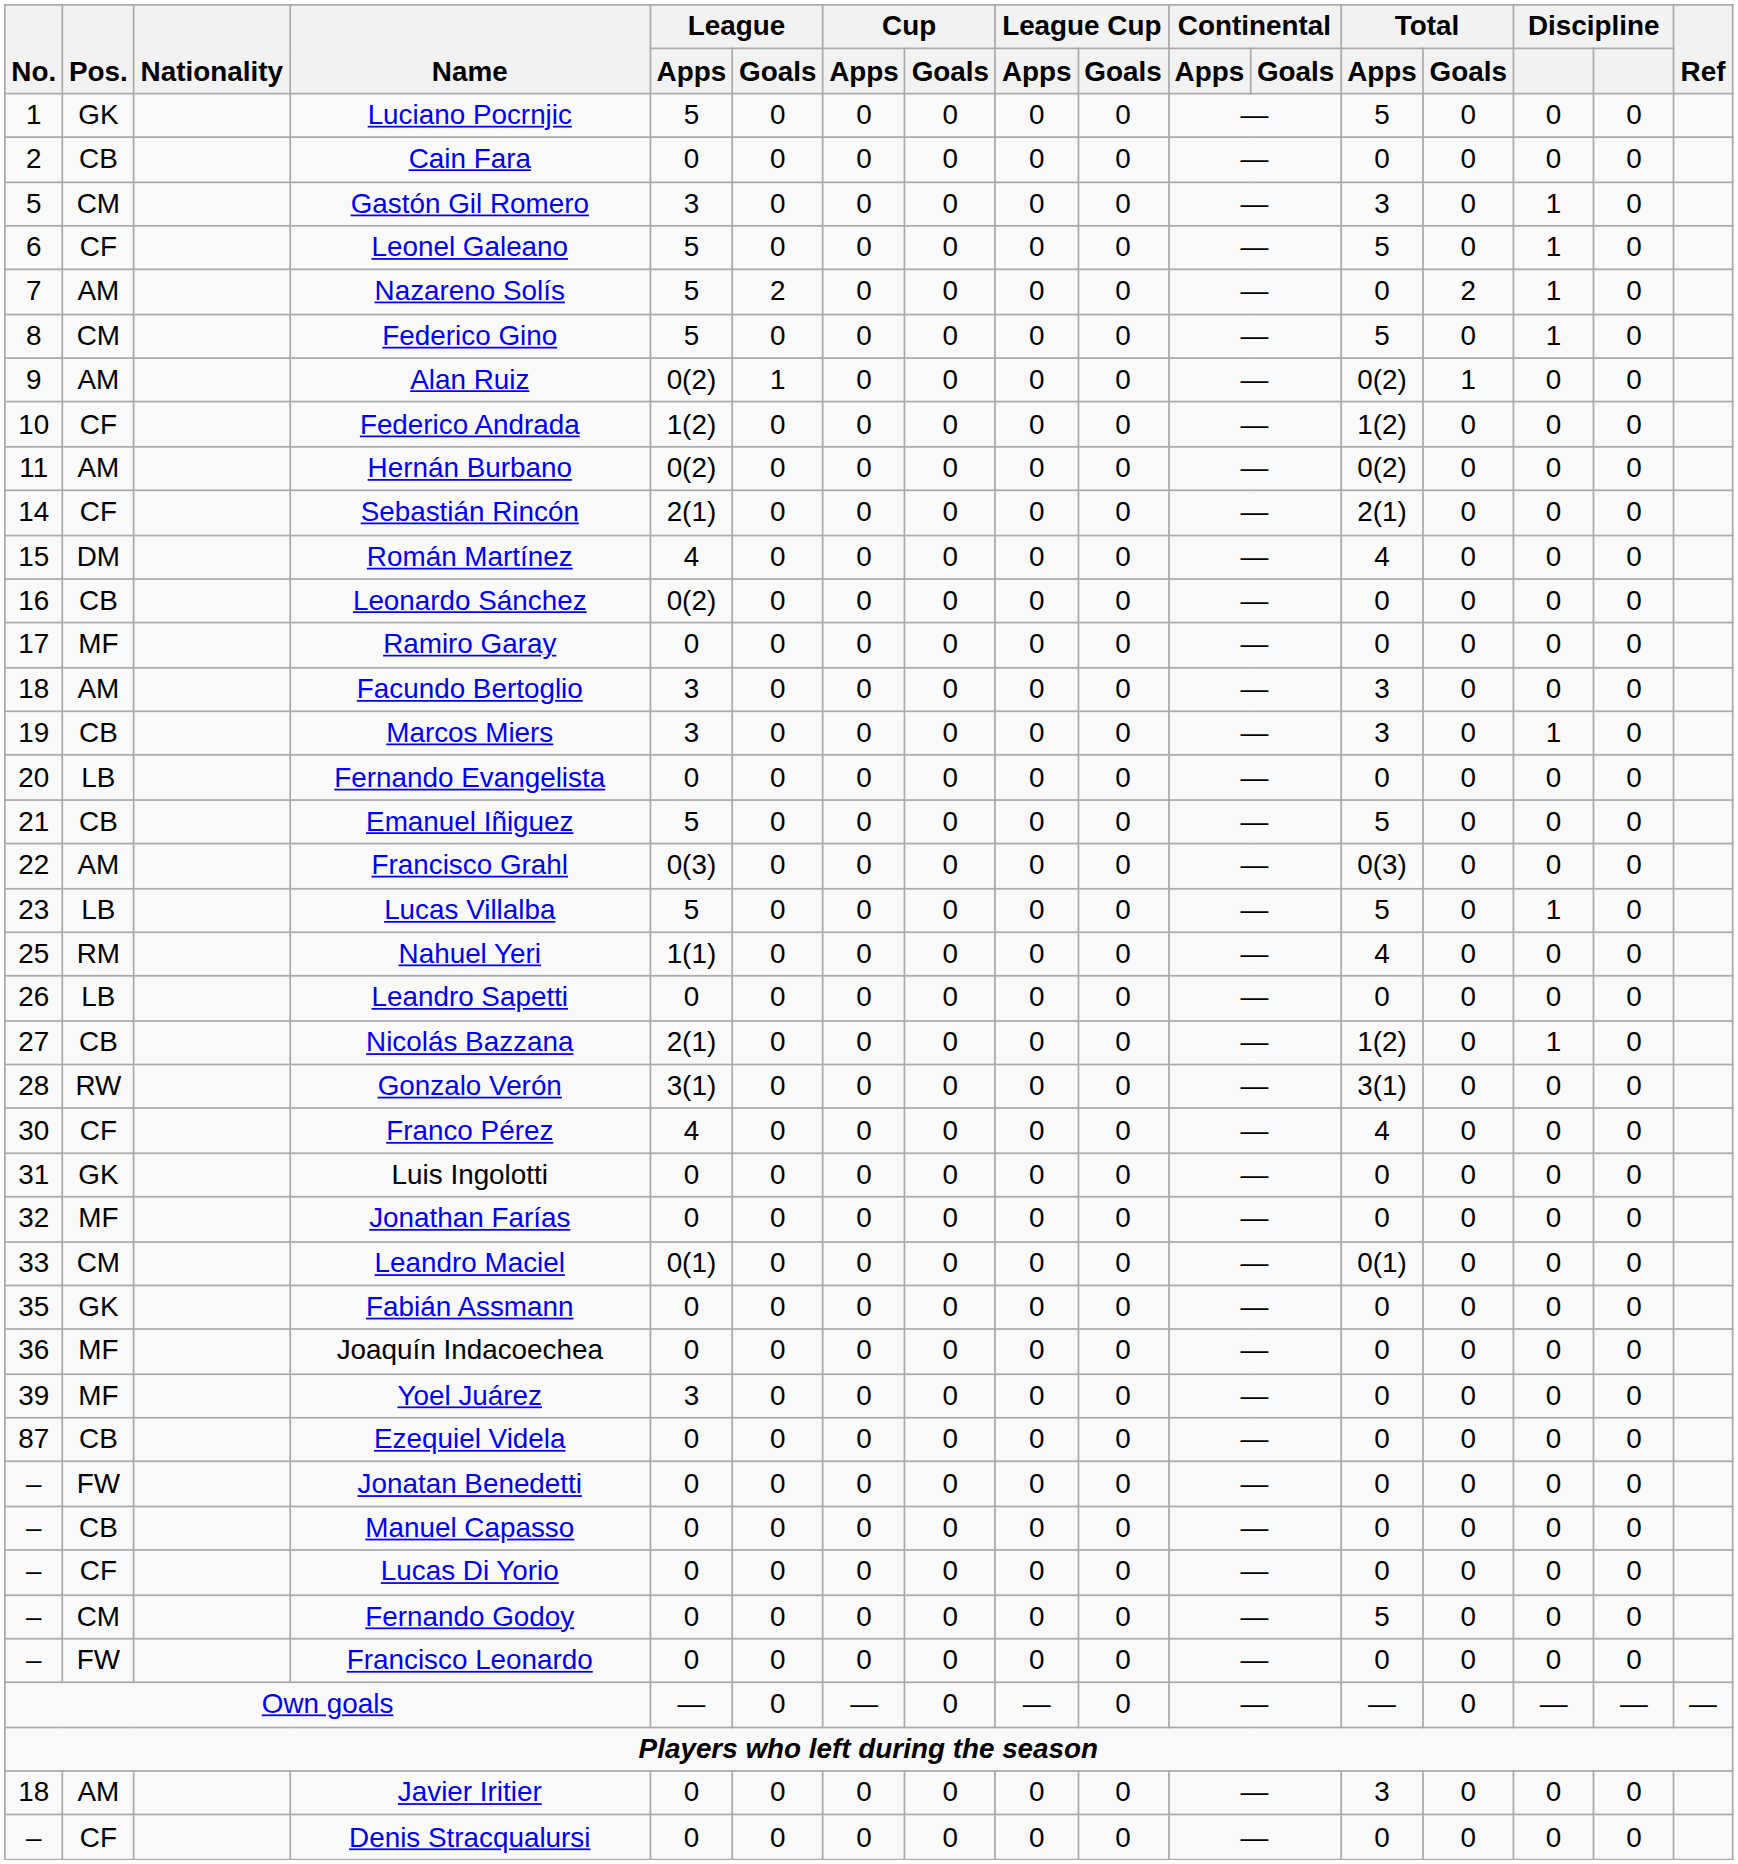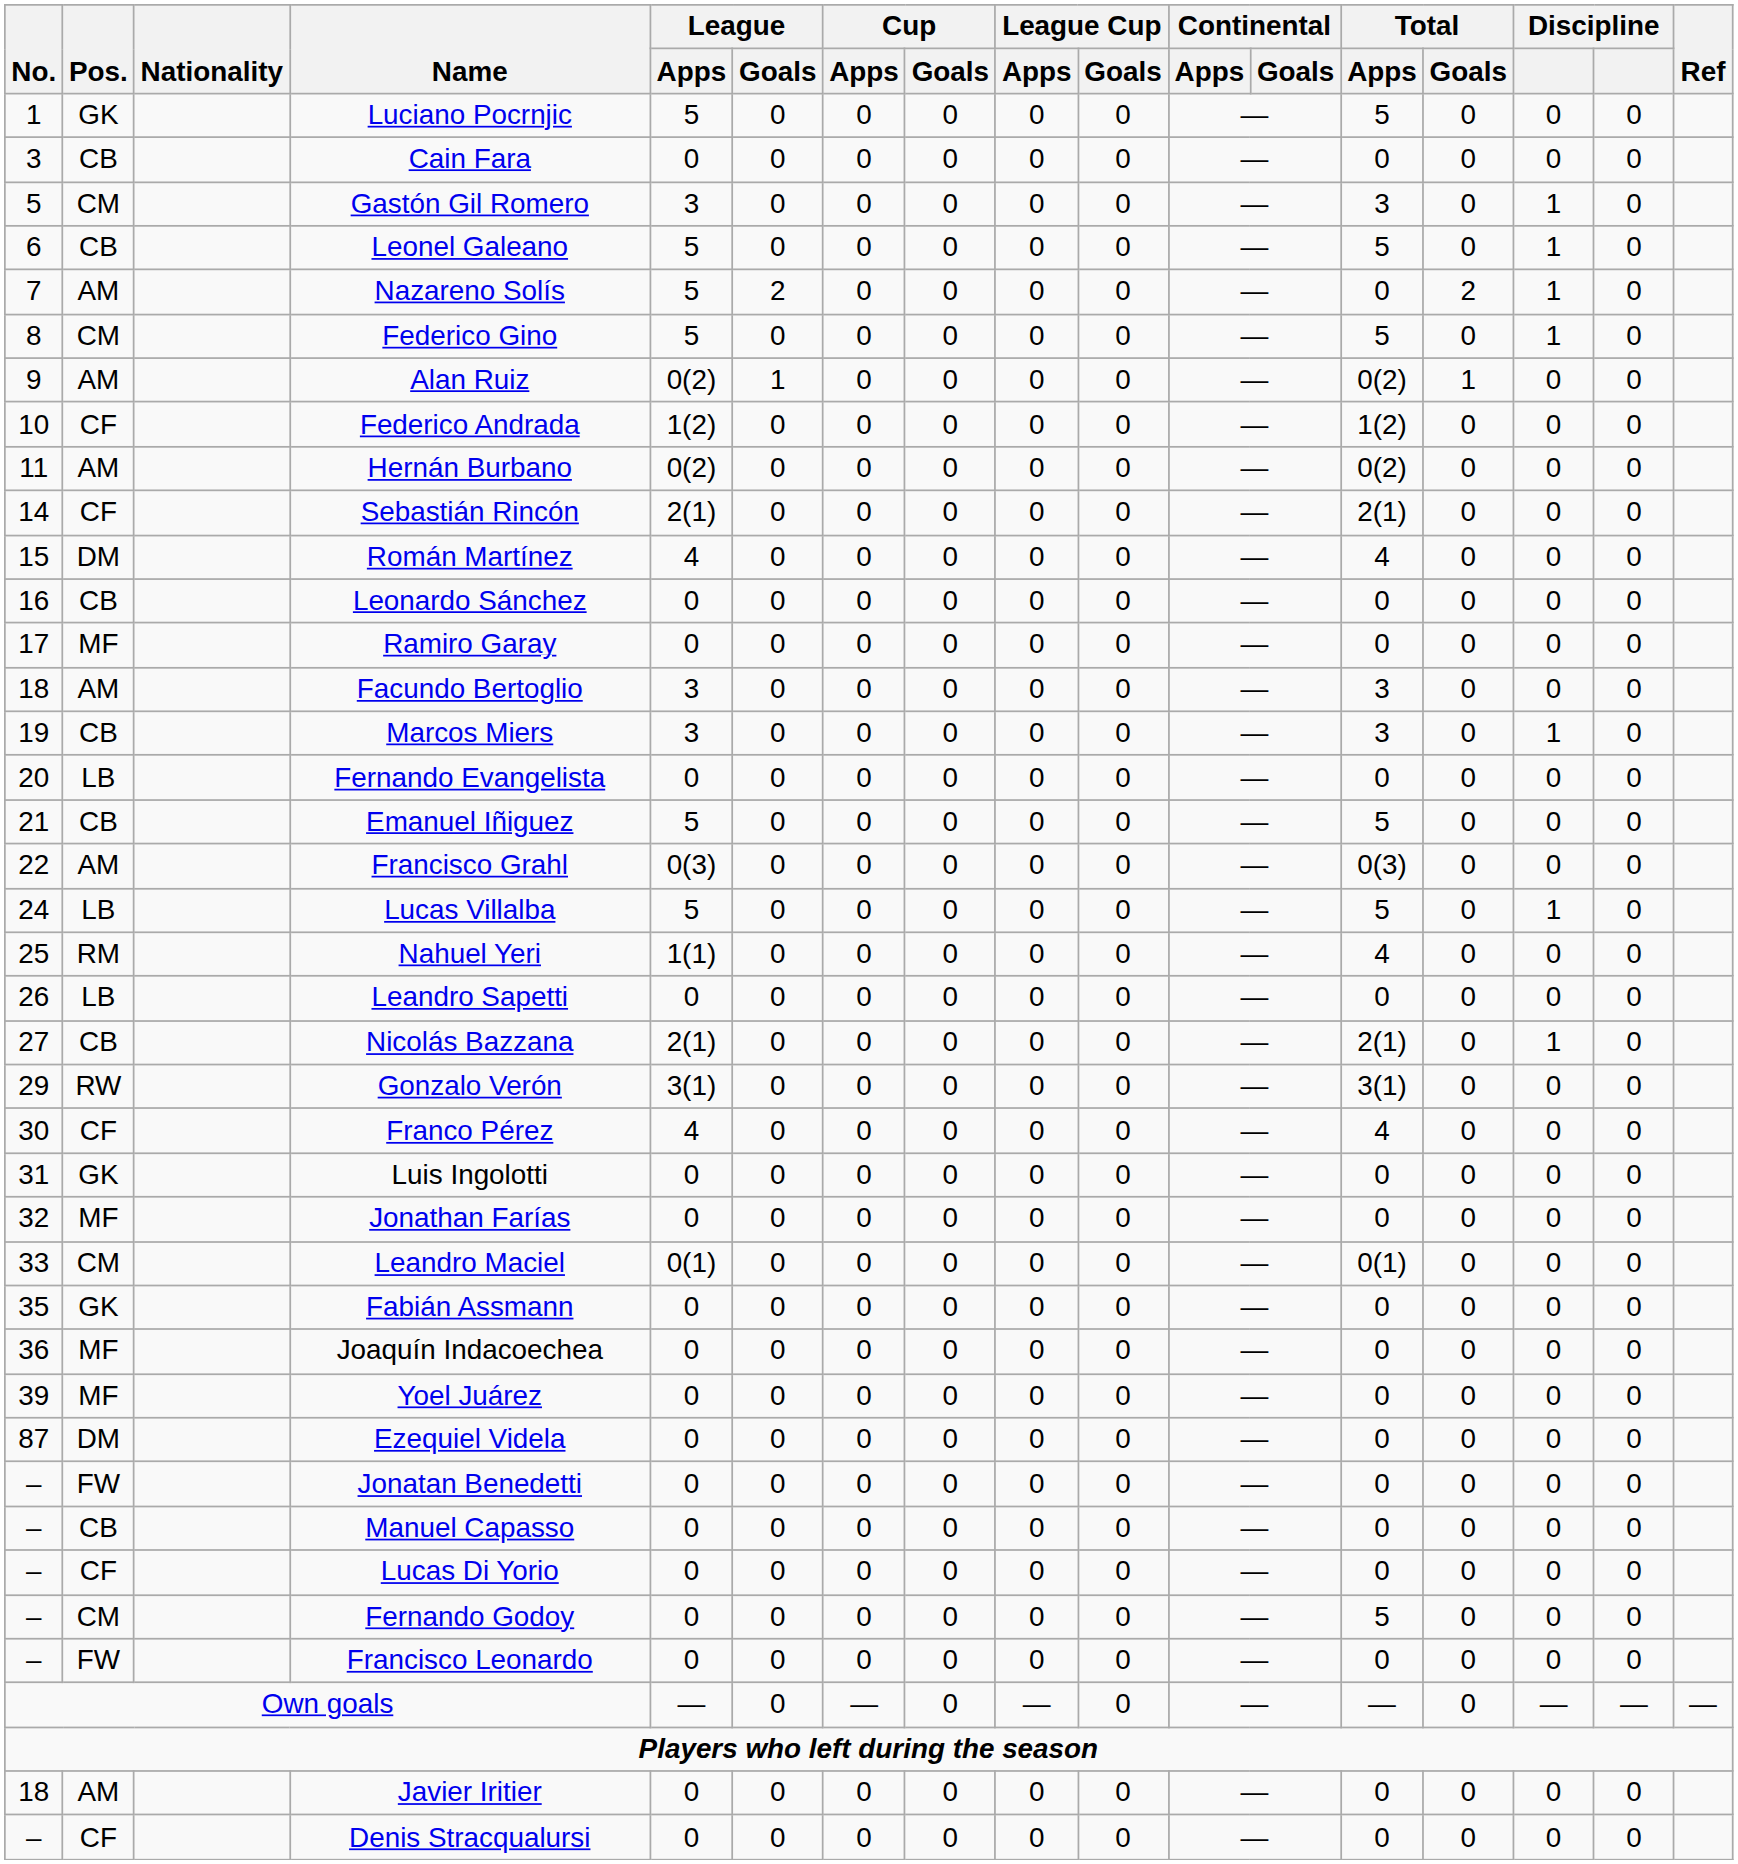(34, 159) 2 -> (34, 159) 3
(98, 247) CF -> (98, 247) CB
(691, 600) 0(2) -> (691, 600) 0
(34, 909) 23 -> (34, 909) 24
(1382, 1042) 1(2) -> (1382, 1042) 2(1)
(34, 1086) 28 -> (34, 1086) 29
(691, 1395) 3 -> (691, 1395) 0
(98, 1439) CB -> (98, 1439) DM
(1382, 1792) 3 -> (1382, 1792) 0
